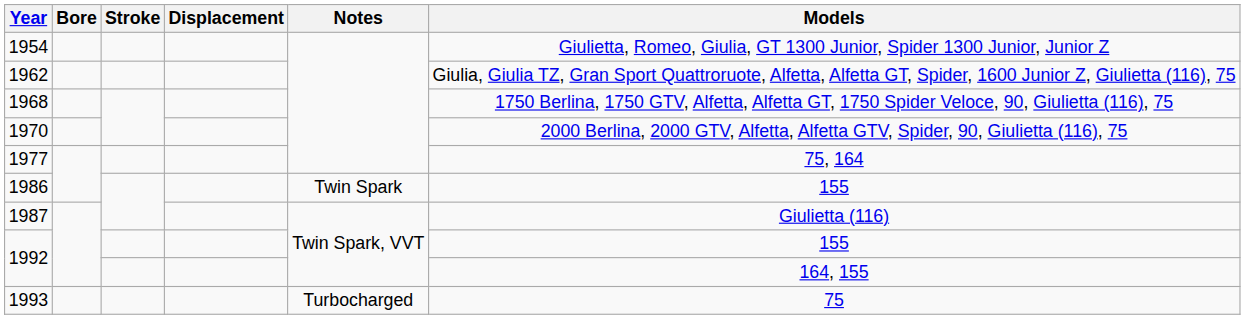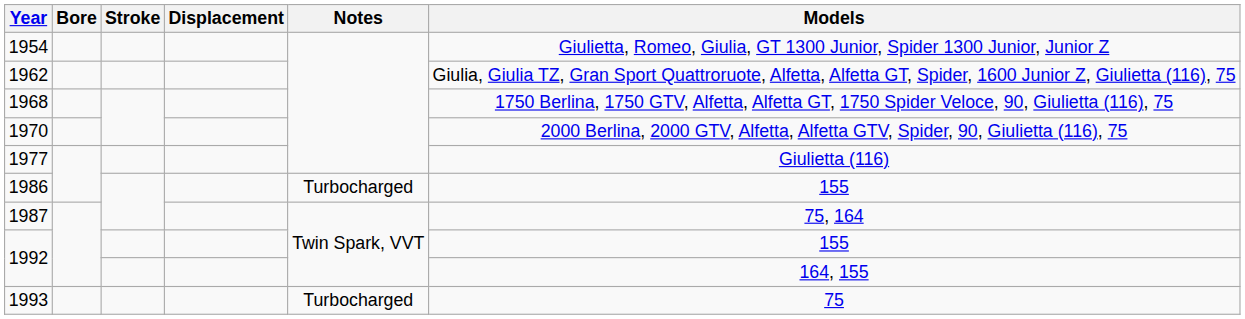(834, 159) 75, 164 -> (834, 159) Giulietta (116)
(358, 187) Twin Spark -> (358, 187) Turbocharged
(834, 215) Giulietta (116) -> (834, 215) 75, 164
